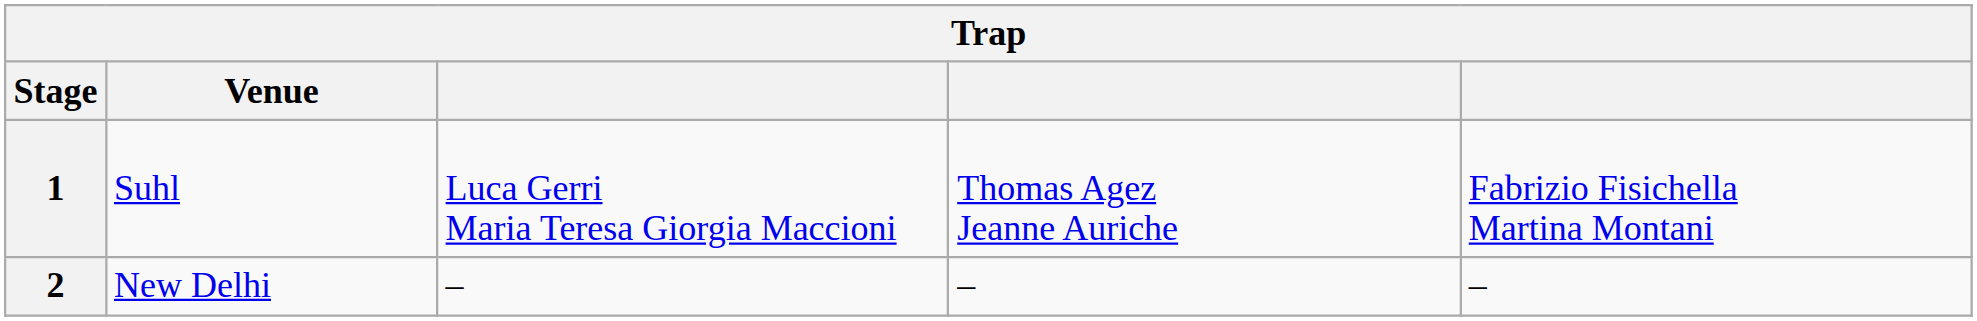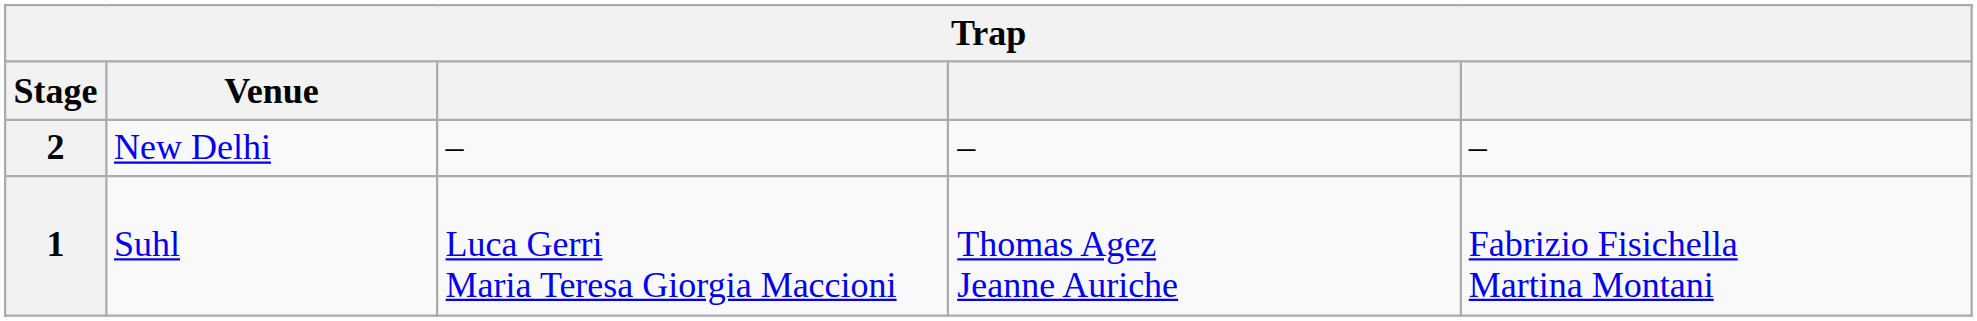rows swapped: (55, 187) <-> (55, 285)
